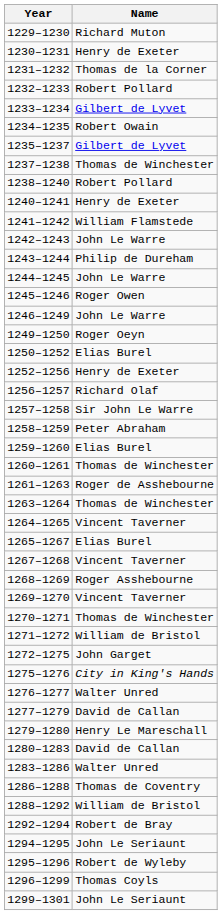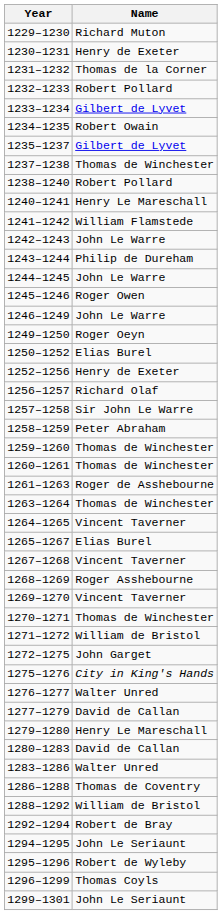(127, 202) Henry de Exeter -> (141, 202) Henry Le Mareschall
(113, 448) Elias Burel -> (145, 448) Thomas de Winchester
